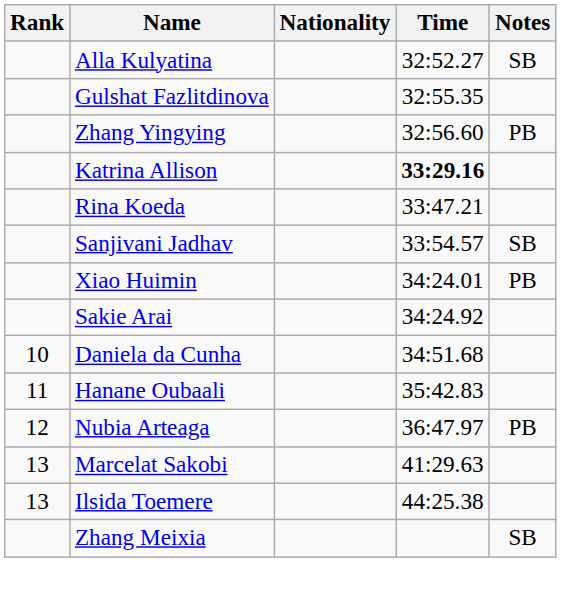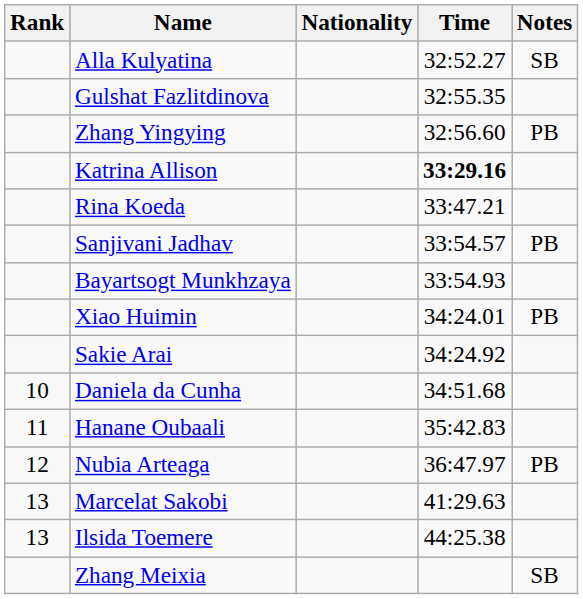(523, 243) SB -> (545, 243) PB
+ row: (183, 280)
